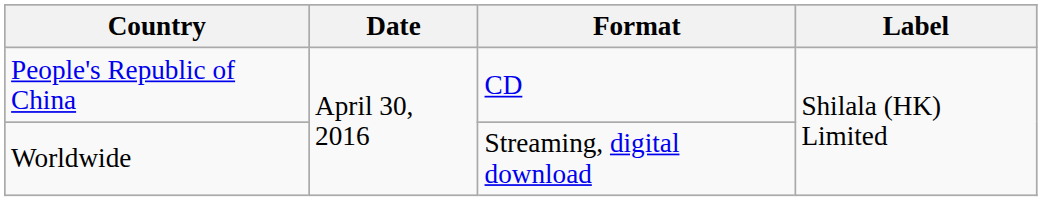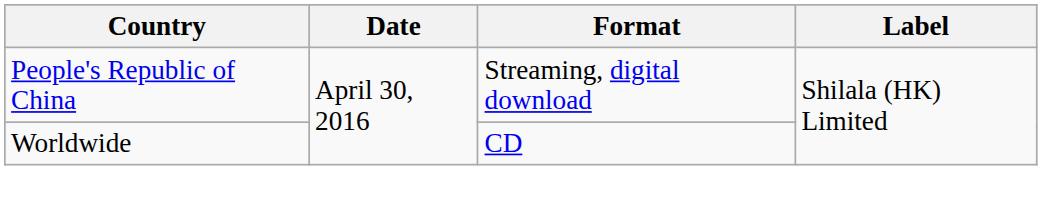(503, 84) CD -> (582, 84) Streaming, digital download
(582, 158) Streaming, digital download -> (503, 142) CD
